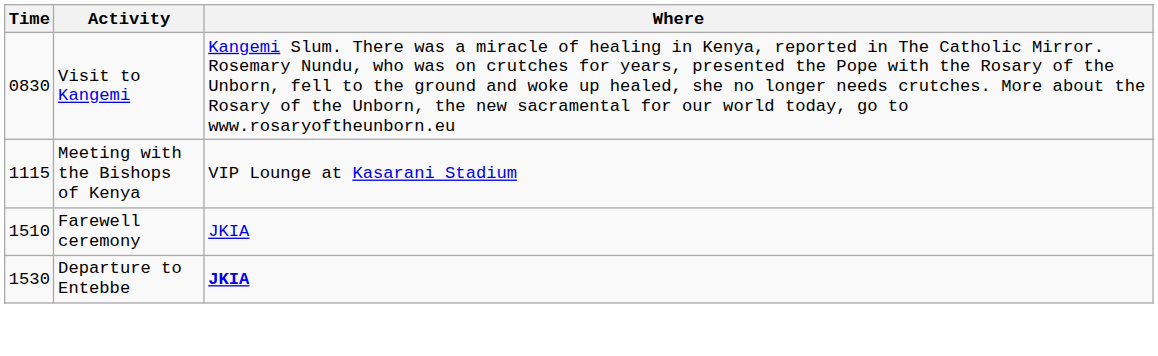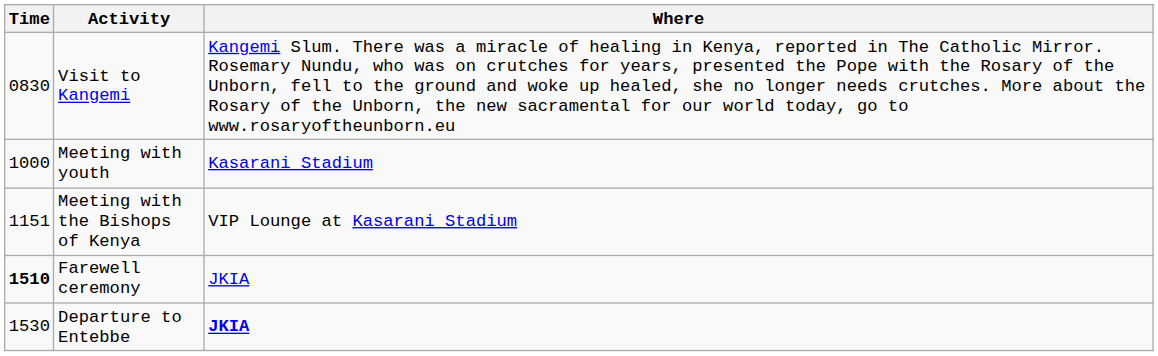+ row: (120, 164)
(29, 174) 1115 -> (29, 221) 1151
(29, 231) normal -> (29, 279) bold
